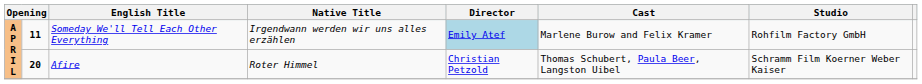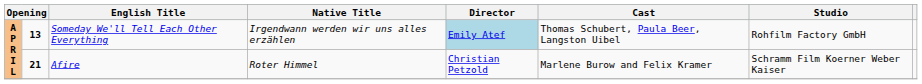(35, 35) 11 -> (35, 35) 13
(626, 35) Marlene Burow and Felix Kramer -> (621, 35) Thomas Schubert, Paula Beer, Langston Uibel
(35, 64) 20 -> (35, 64) 21
(621, 64) Thomas Schubert, Paula Beer, Langston Uibel -> (626, 64) Marlene Burow and Felix Kramer
